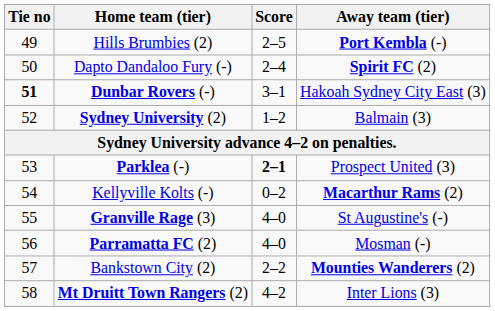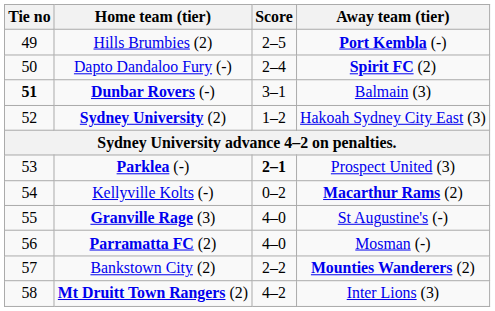(393, 92) Hakoah Sydney City East (3) -> (393, 92) Balmain (3)
(393, 117) Balmain (3) -> (393, 117) Hakoah Sydney City East (3)
